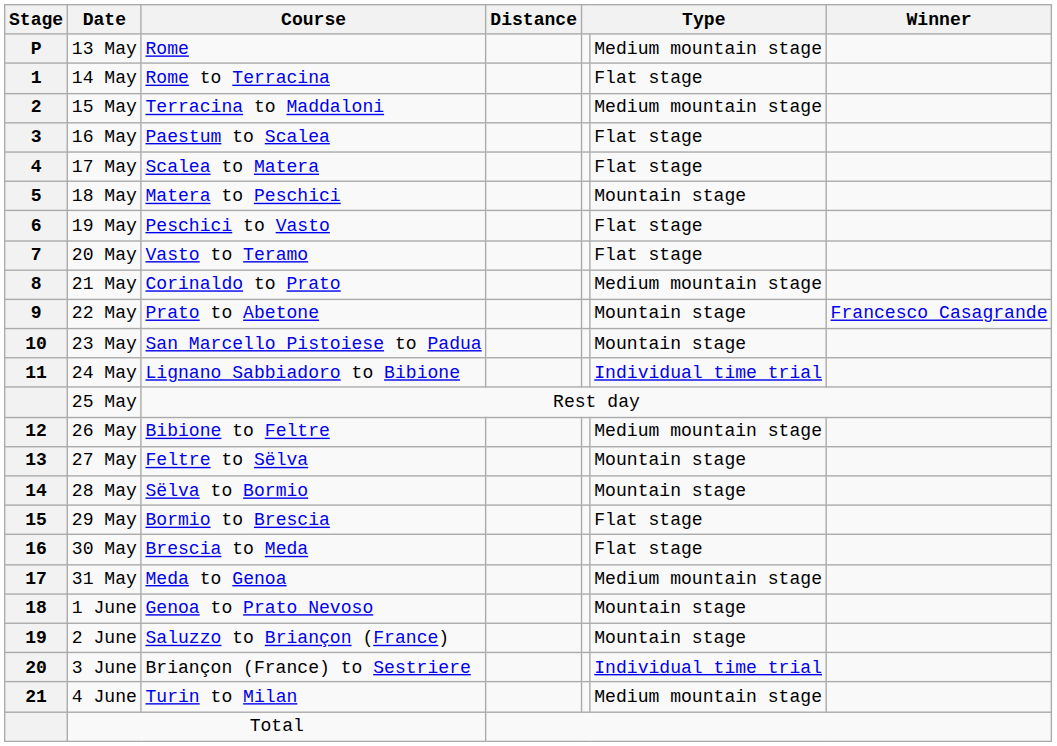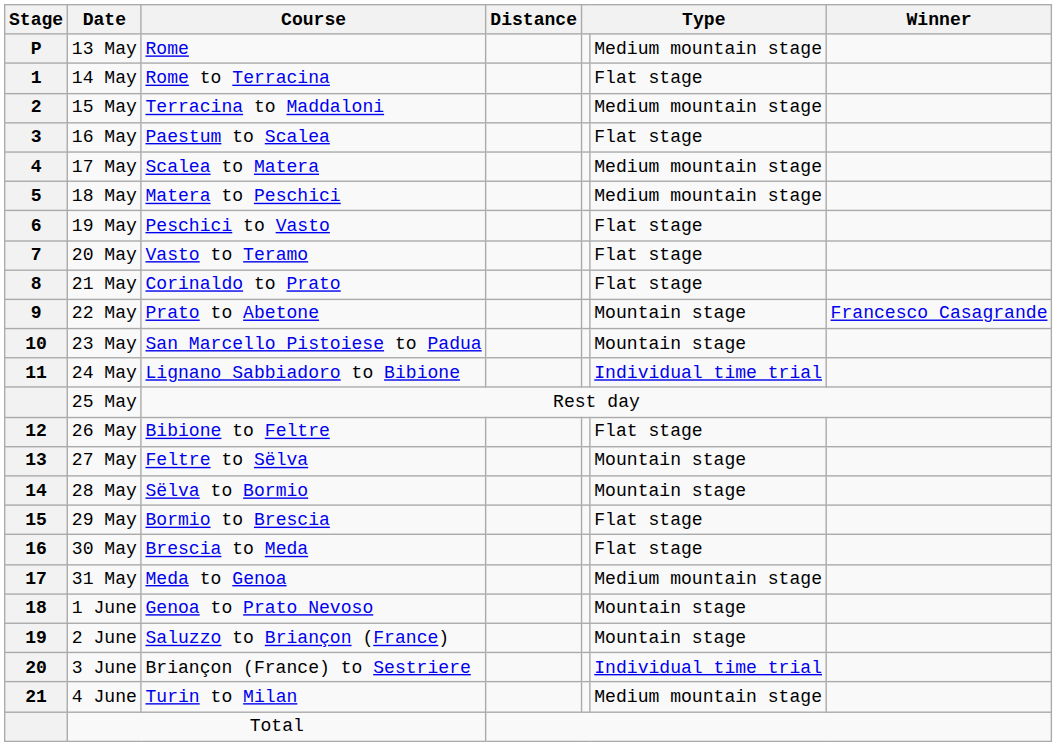(648, 167) Flat stage -> (708, 167) Medium mountain stage
(670, 196) Mountain stage -> (708, 196) Medium mountain stage
(708, 284) Medium mountain stage -> (648, 284) Flat stage
(708, 432) Medium mountain stage -> (648, 432) Flat stage
